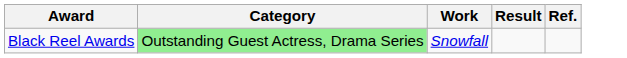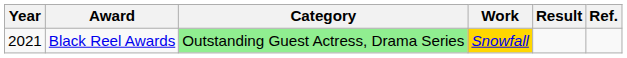+ column: (25, 16)
(459, 40) no background -> (500, 40) gold background
